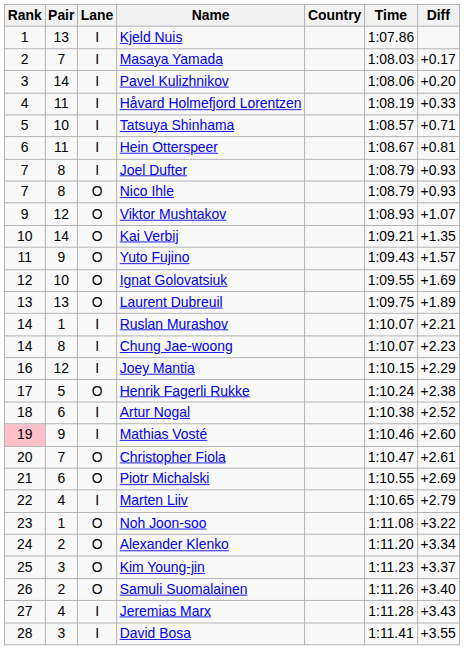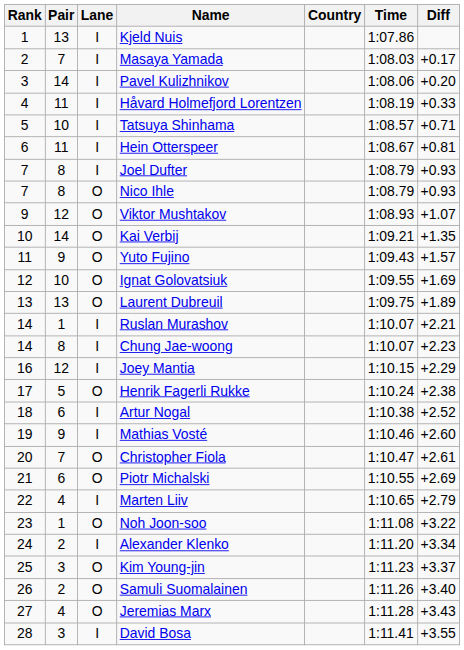(25, 434) pink background -> (25, 434) no background
(97, 545) O -> (97, 545) I
(97, 611) I -> (97, 611) O
